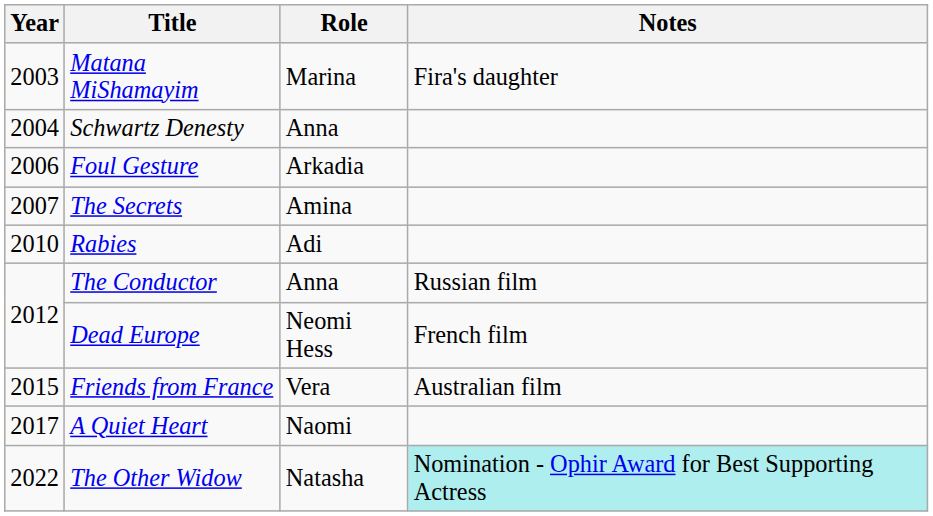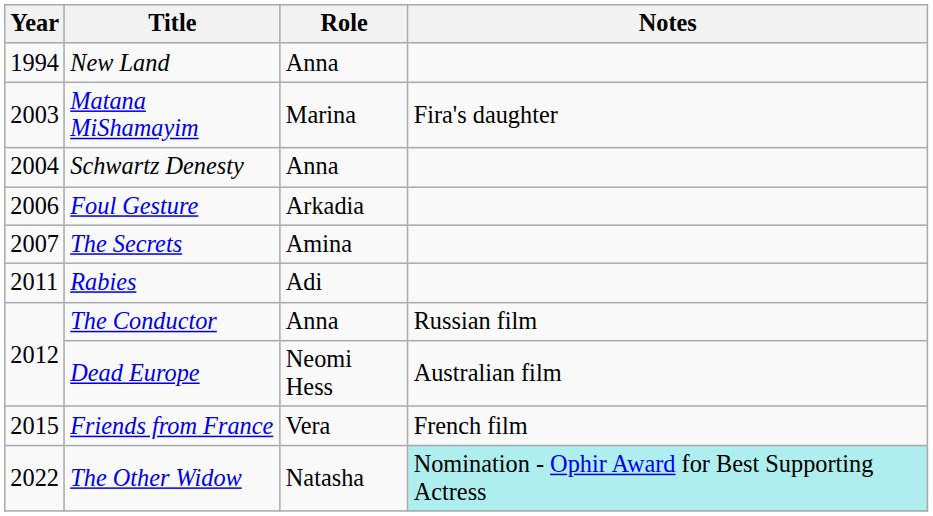+ row: (120, 62)
(35, 243) 2010 -> (34, 282) 2011
(471, 334) French film -> (488, 373) Australian film
(488, 387) Australian film -> (471, 425) French film
- row: (139, 425)
